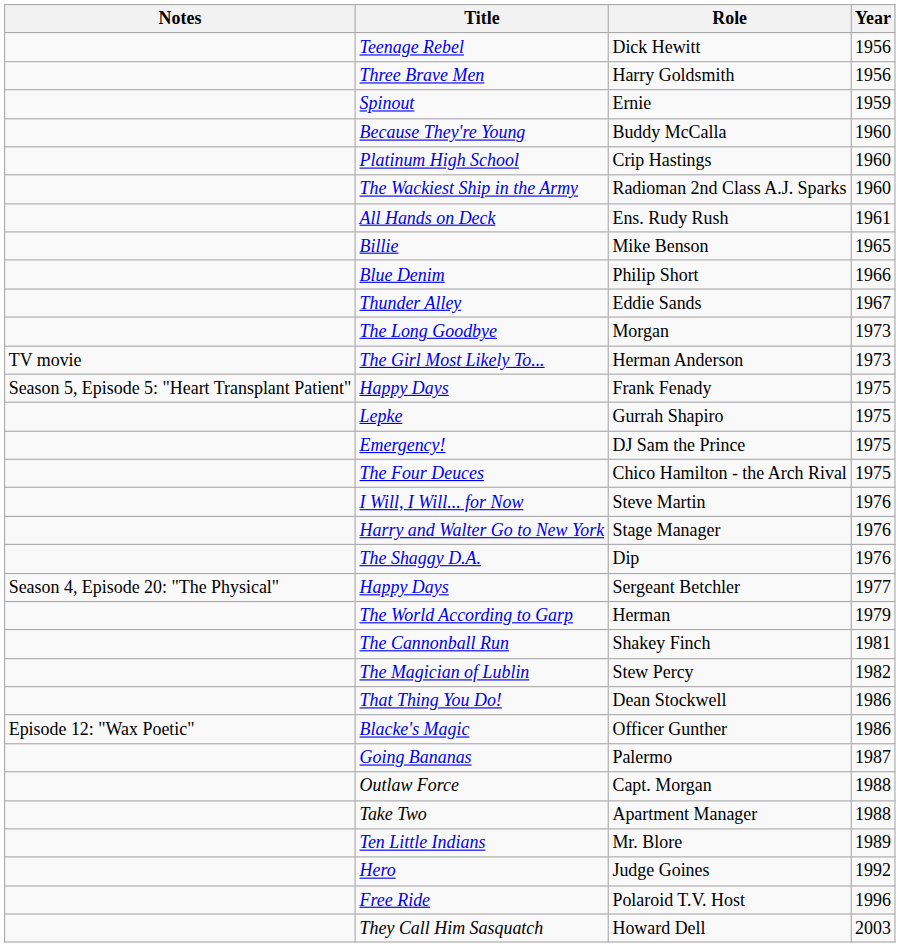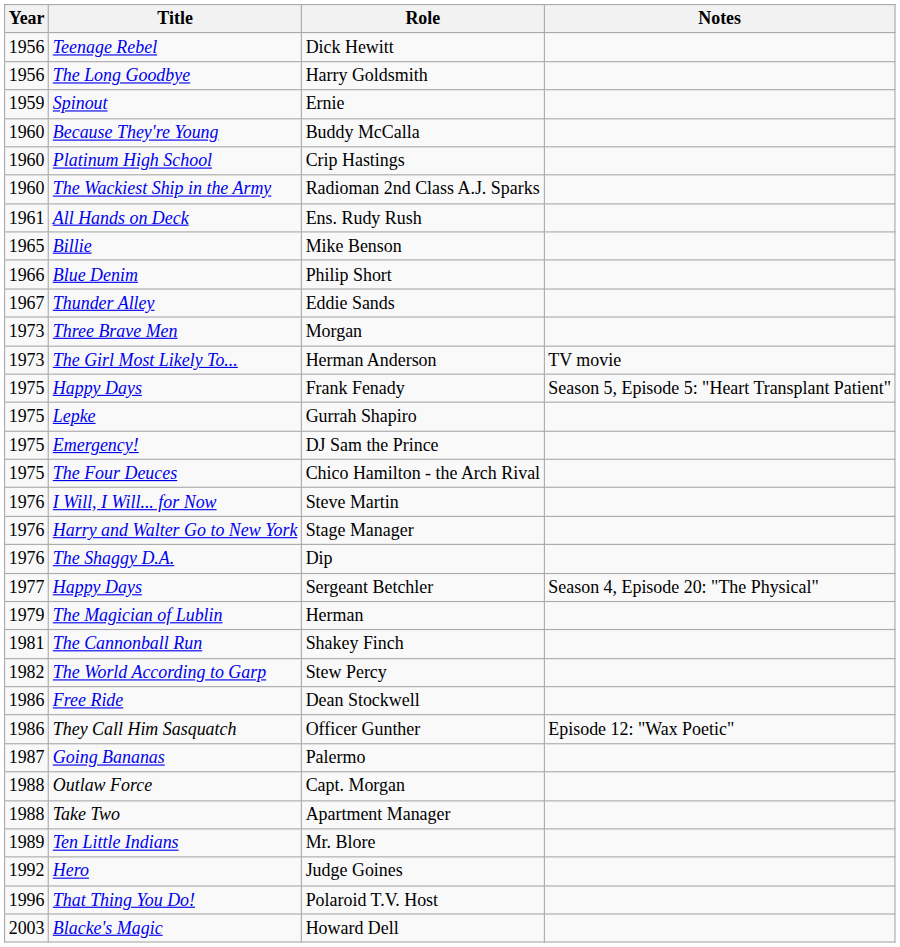columns swapped: (873, 18) <-> (180, 18)
(422, 75) Three Brave Men -> (121, 75) The Long Goodbye
(428, 331) The Long Goodbye -> (115, 331) Three Brave Men
(466, 615) The World According to Garp -> (138, 615) The Magician of Lublin
(444, 672) The Magician of Lublin -> (159, 672) The World According to Garp
(431, 700) That Thing You Do! -> (88, 700) Free Ride
(414, 729) Blacke's Magic -> (145, 729) They Call Him Sasquatch
(395, 899) Free Ride -> (124, 899) That Thing You Do!
(451, 928) They Call Him Sasquatch -> (108, 928) Blacke's Magic
